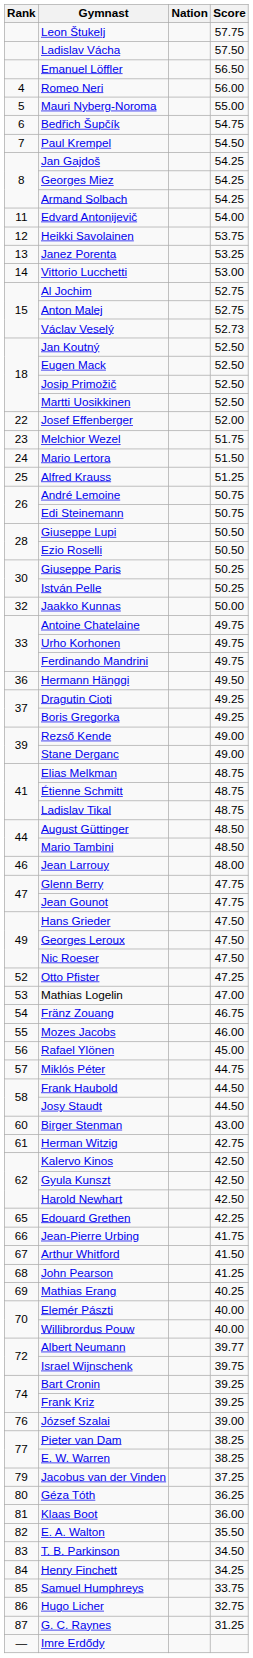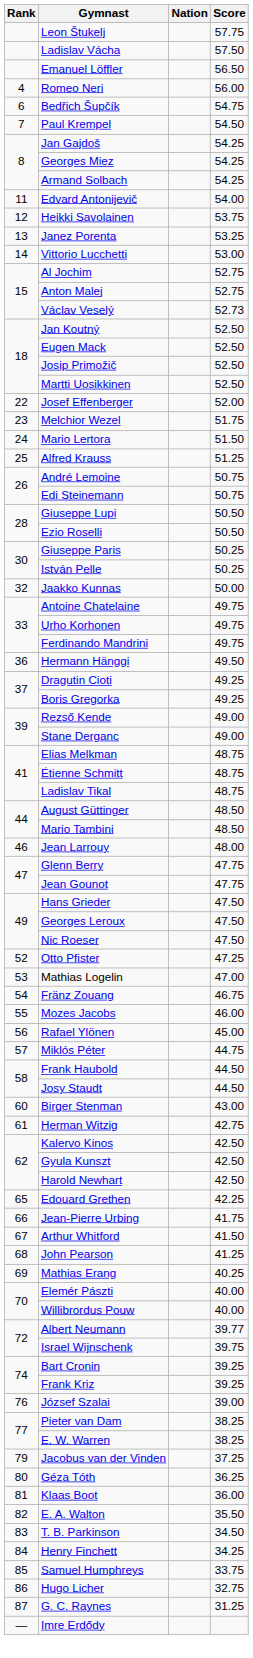- row: (99, 106)
